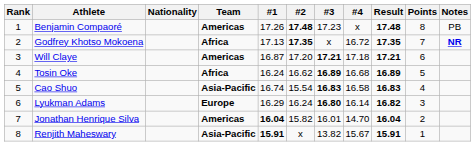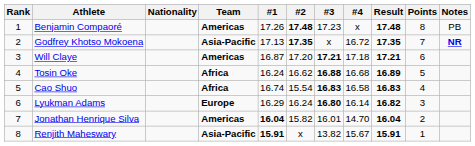(215, 42) Africa -> (228, 42) Asia-Pacific
(329, 73) 16.89 -> (329, 73) 16.88
(228, 88) Asia-Pacific -> (215, 88) Africa
